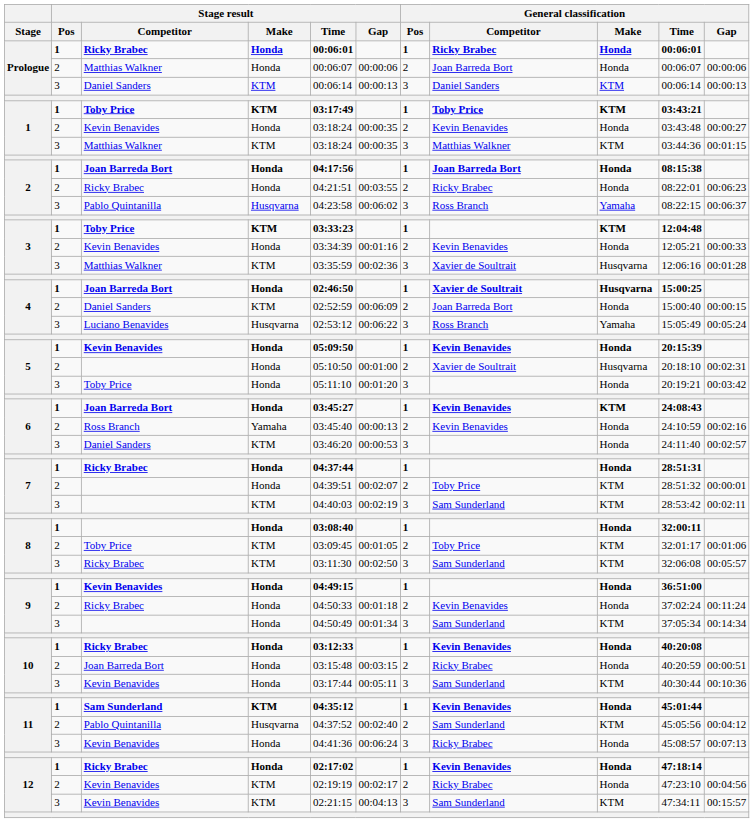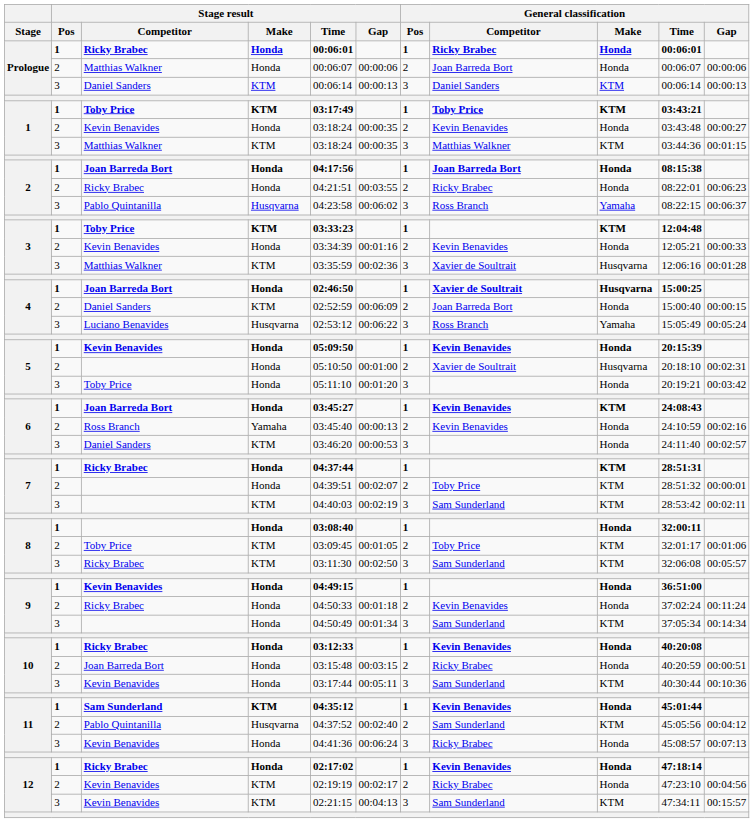(615, 467) Honda -> (613, 467) KTM
